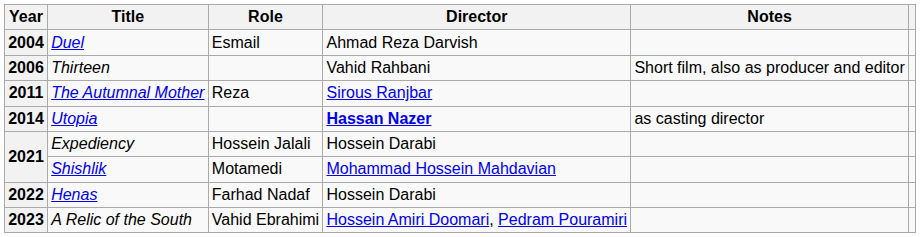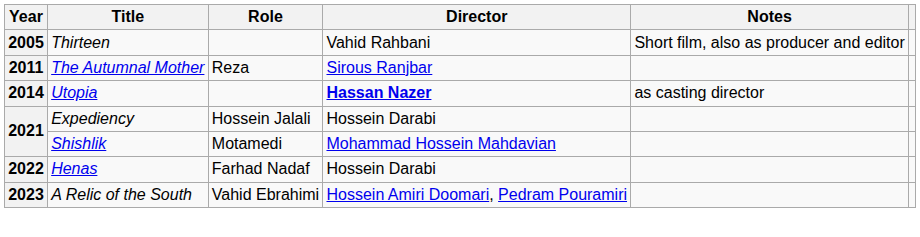- row: (68, 42)
(26, 67) 2006 -> (26, 42) 2005
